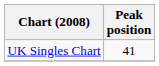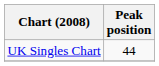(129, 50) 41 -> (129, 50) 44
